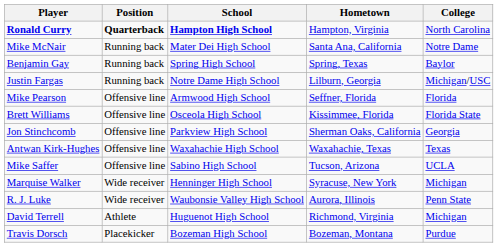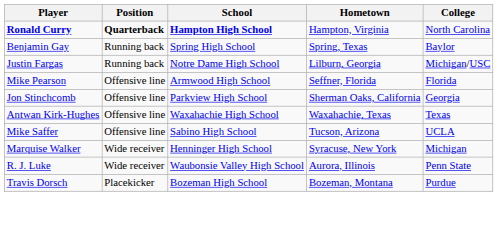- row: (36, 47)
- row: (38, 115)
- row: (35, 217)
